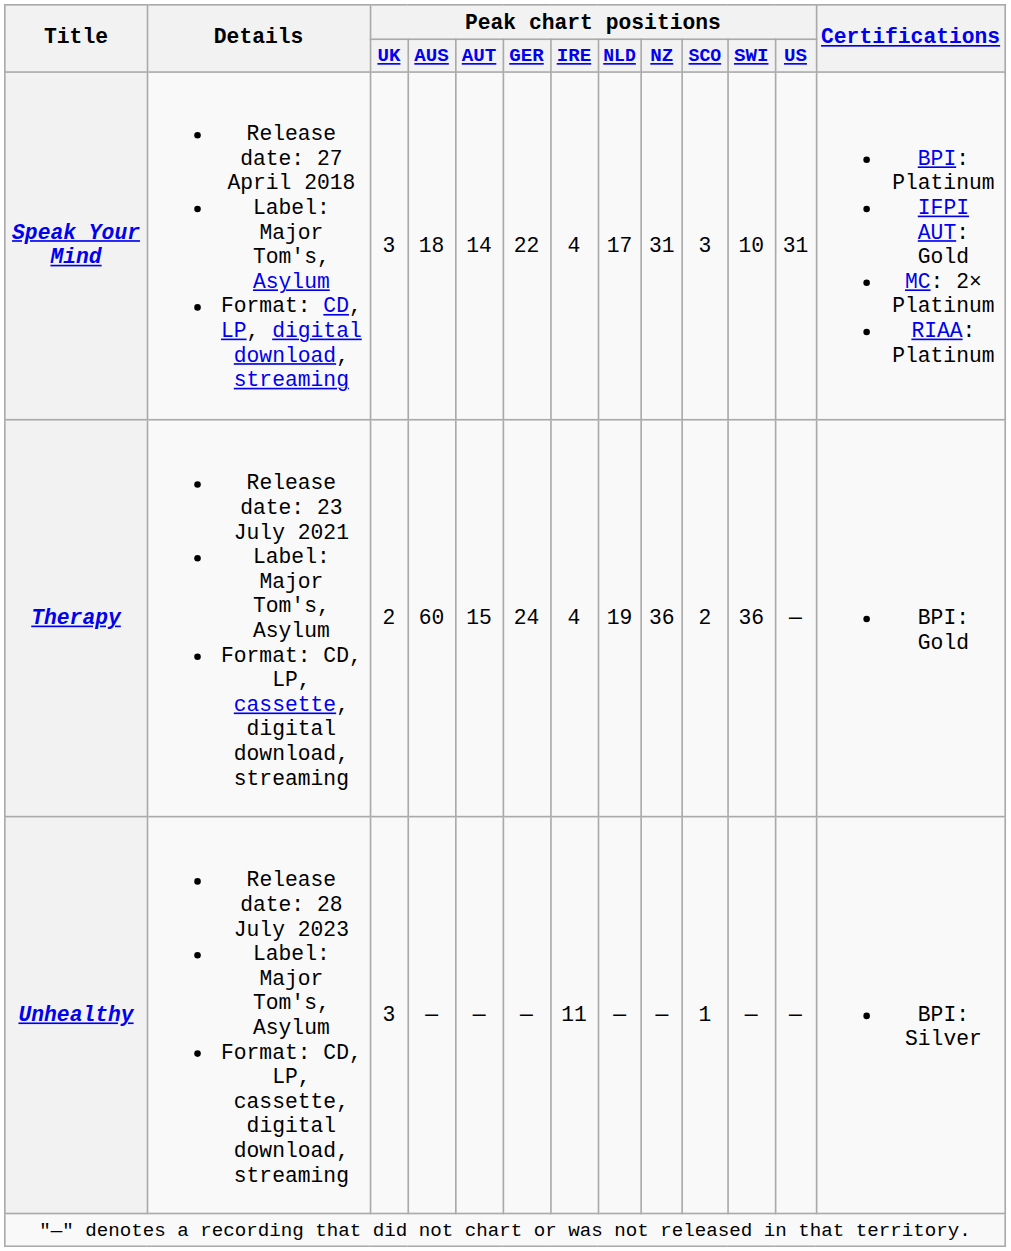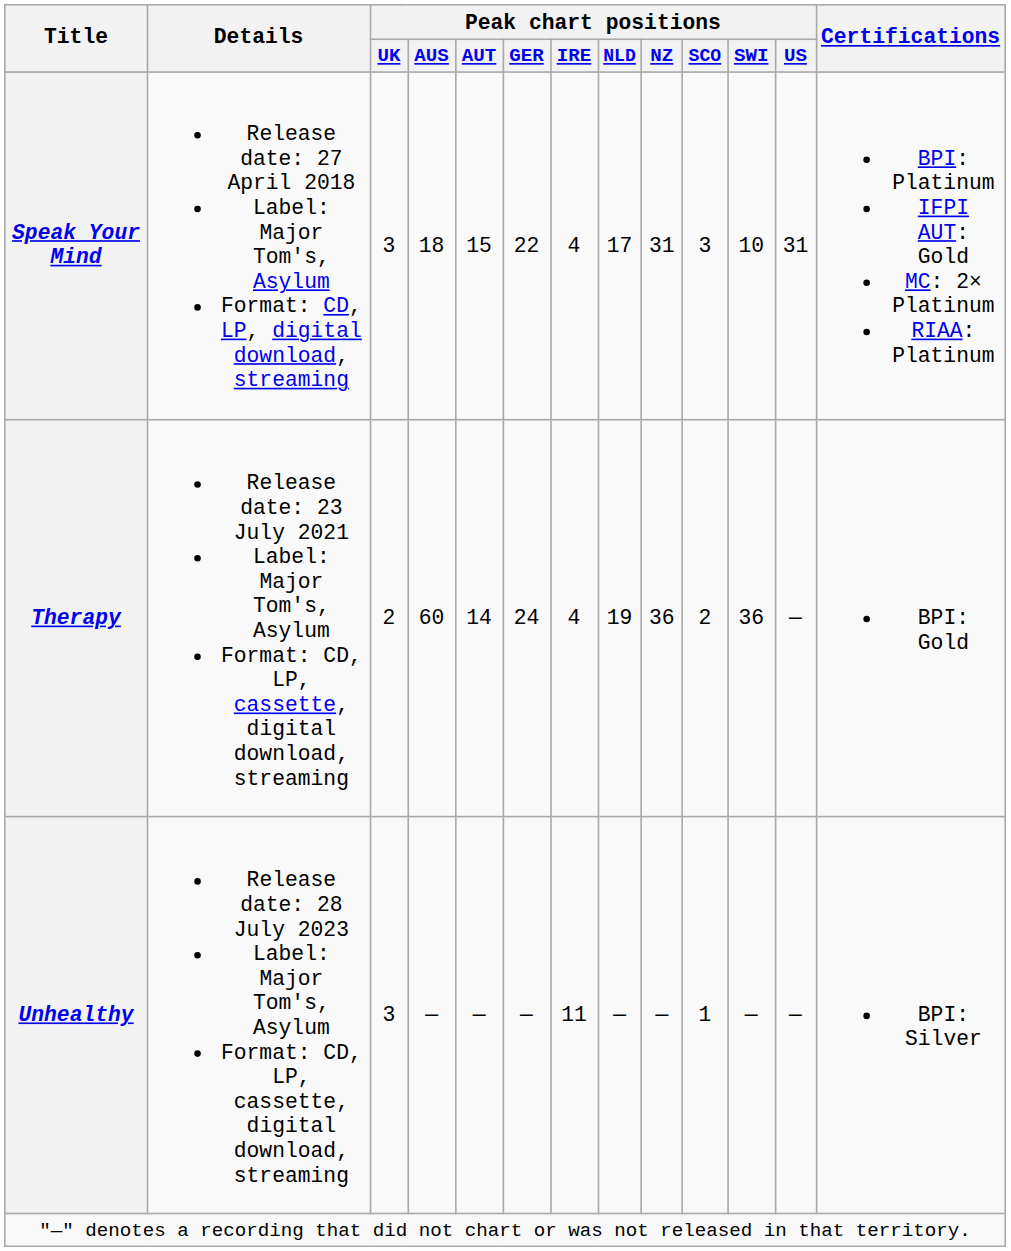(479, 246) 14 -> (479, 246) 15
(479, 618) 15 -> (479, 618) 14
